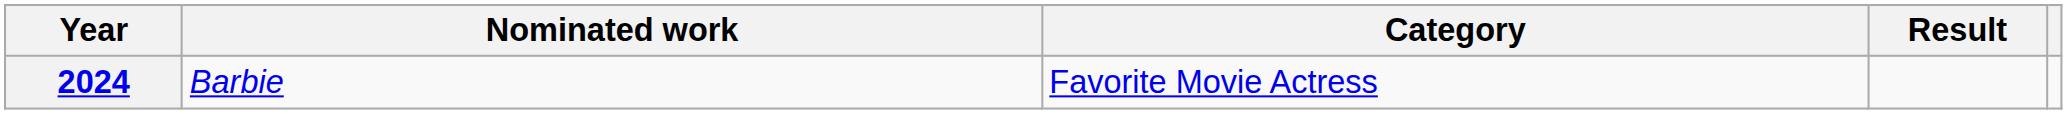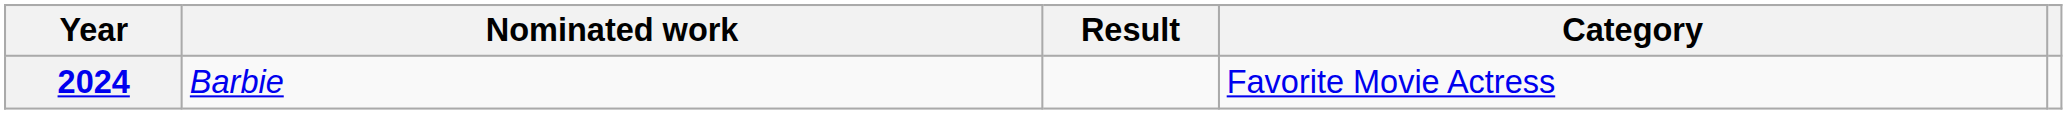columns swapped: (1455, 30) <-> (1957, 30)
